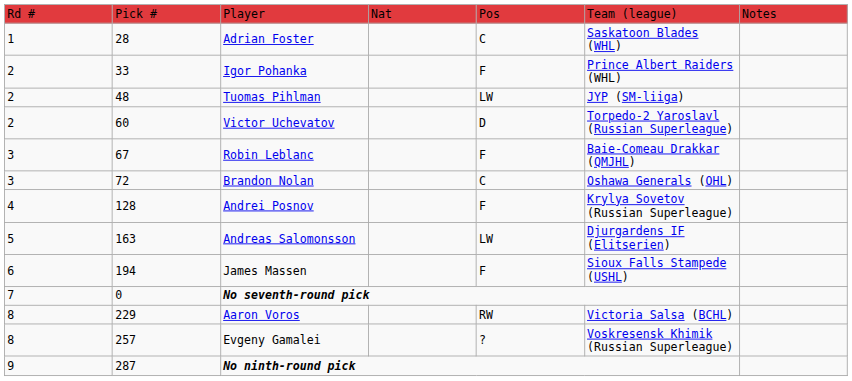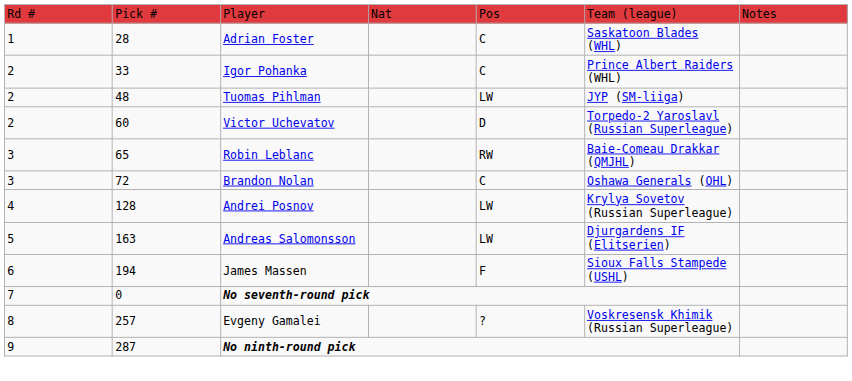(483, 72) F -> (483, 72) C
(122, 155) 67 -> (122, 155) 65
(483, 155) F -> (486, 155) RW
(483, 206) F -> (486, 206) LW
- row: (261, 315)
